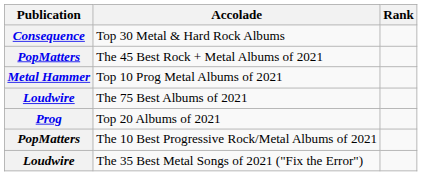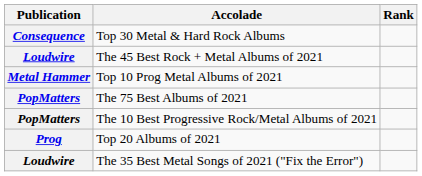(49, 56) PopMatters -> (49, 56) Loudwire
(49, 98) Loudwire -> (49, 98) PopMatters
rows swapped: (237, 139) <-> (158, 118)
